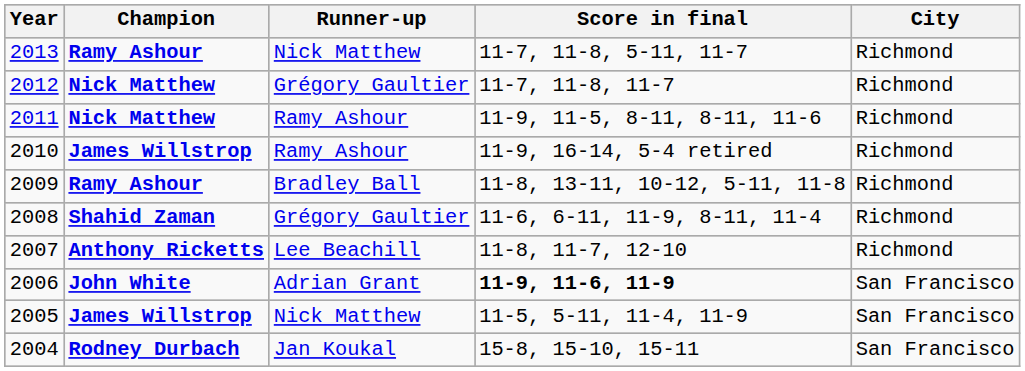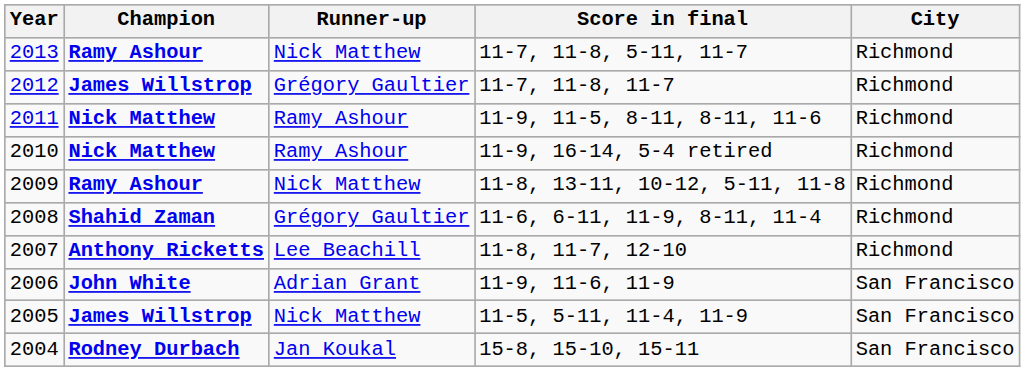(142, 87) Nick Matthew -> (160, 87) James Willstrop
(160, 153) James Willstrop -> (142, 153) Nick Matthew
(347, 186) Bradley Ball -> (347, 186) Nick Matthew
(577, 285) bold -> (577, 285) normal
